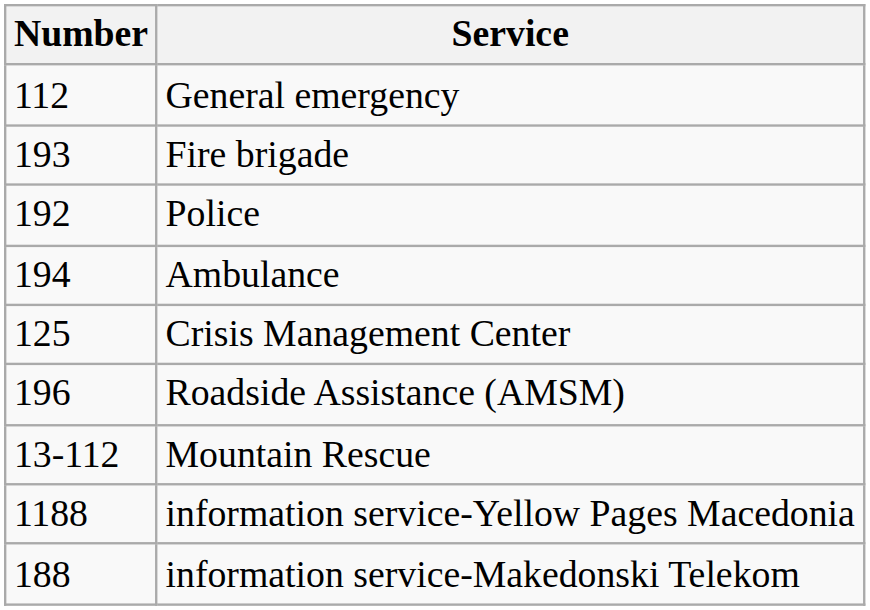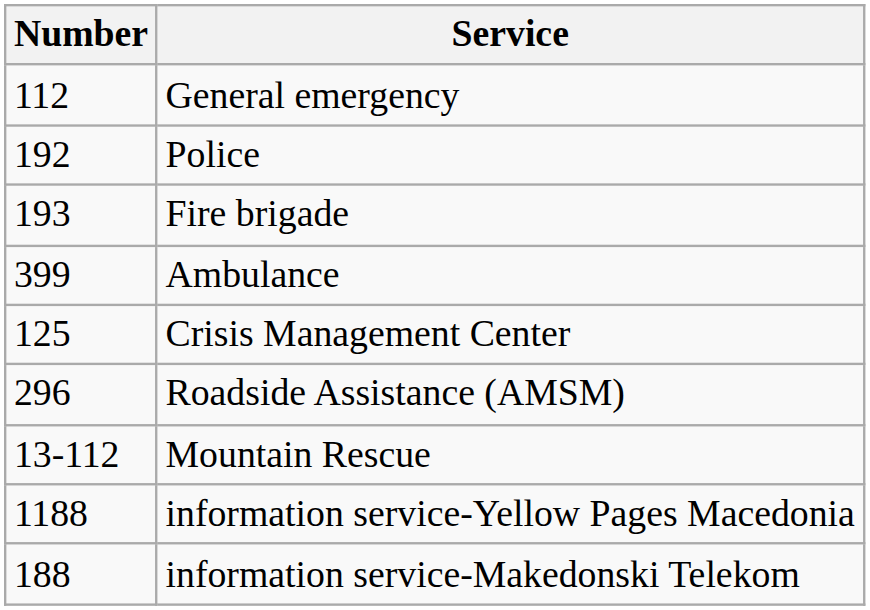rows swapped: (213, 214) <-> (257, 154)
(42, 273) 194 -> (42, 273) 399
(42, 393) 196 -> (42, 393) 296
